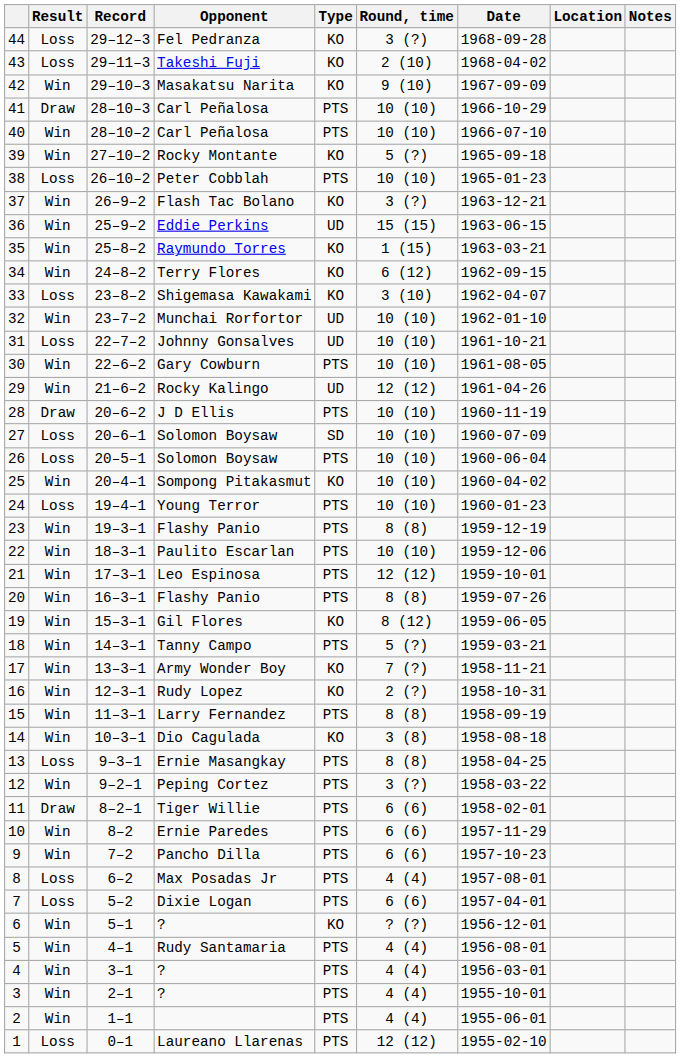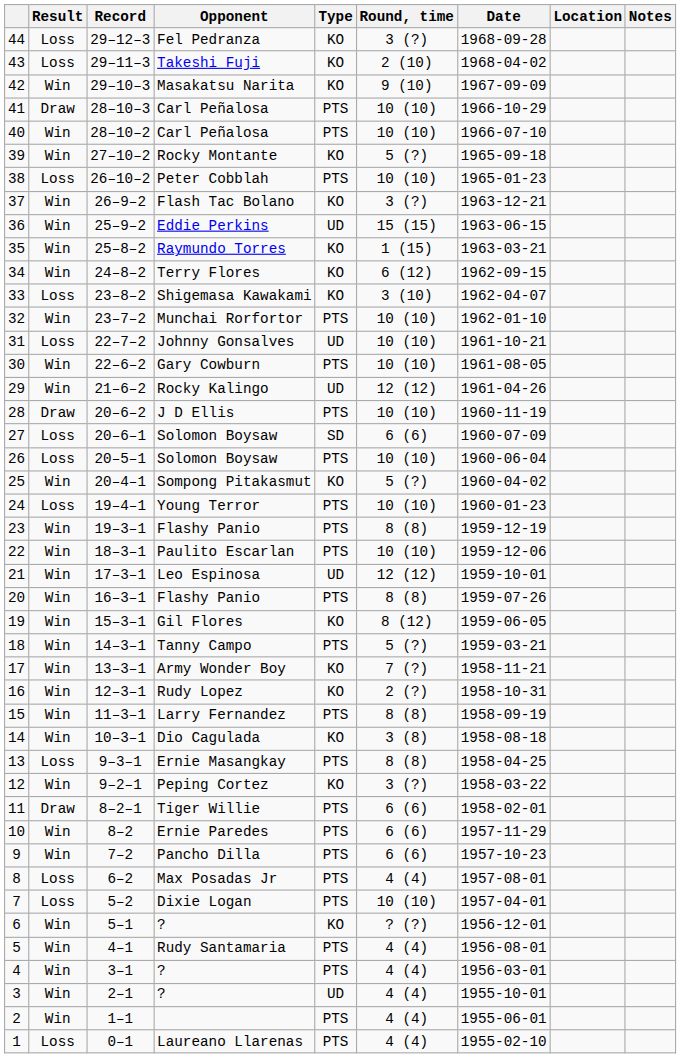(336, 319) UD -> (336, 319) PTS
(407, 436) 10 (10) -> (407, 436) 6 (6)
(407, 482) 10 (10) -> (407, 482) 5 (?)
(336, 576) PTS -> (336, 576) UD
(336, 785) PTS -> (336, 785) KO
(407, 902) 6 (6) -> (407, 902) 10 (10)
(336, 995) PTS -> (336, 995) UD
(407, 1042) 12 (12) -> (407, 1042) 4 (4)
